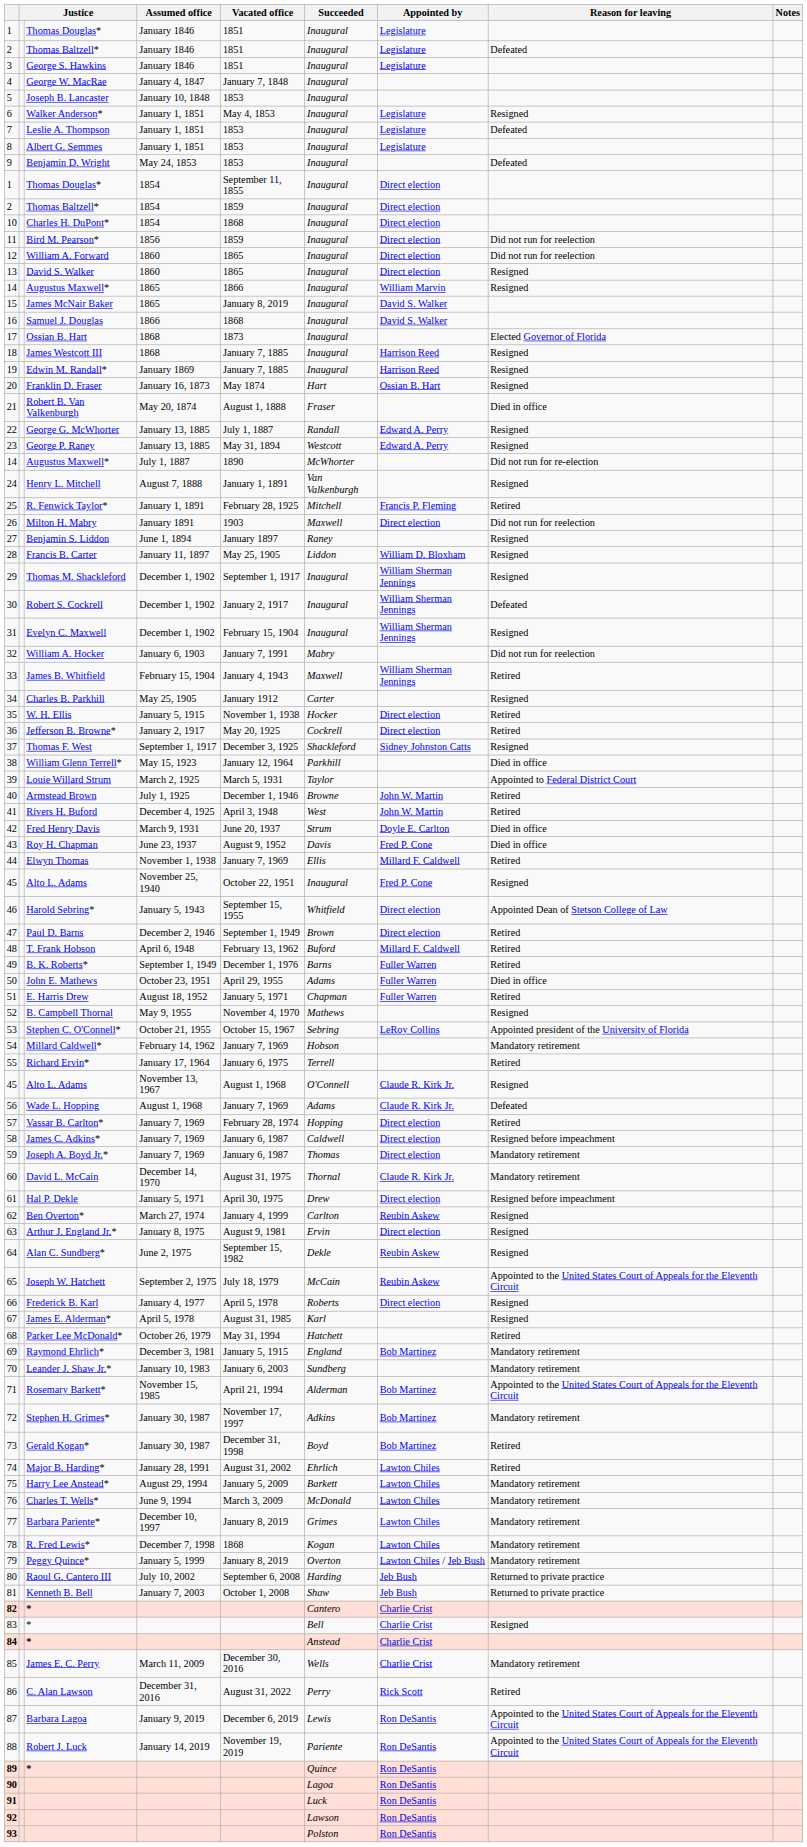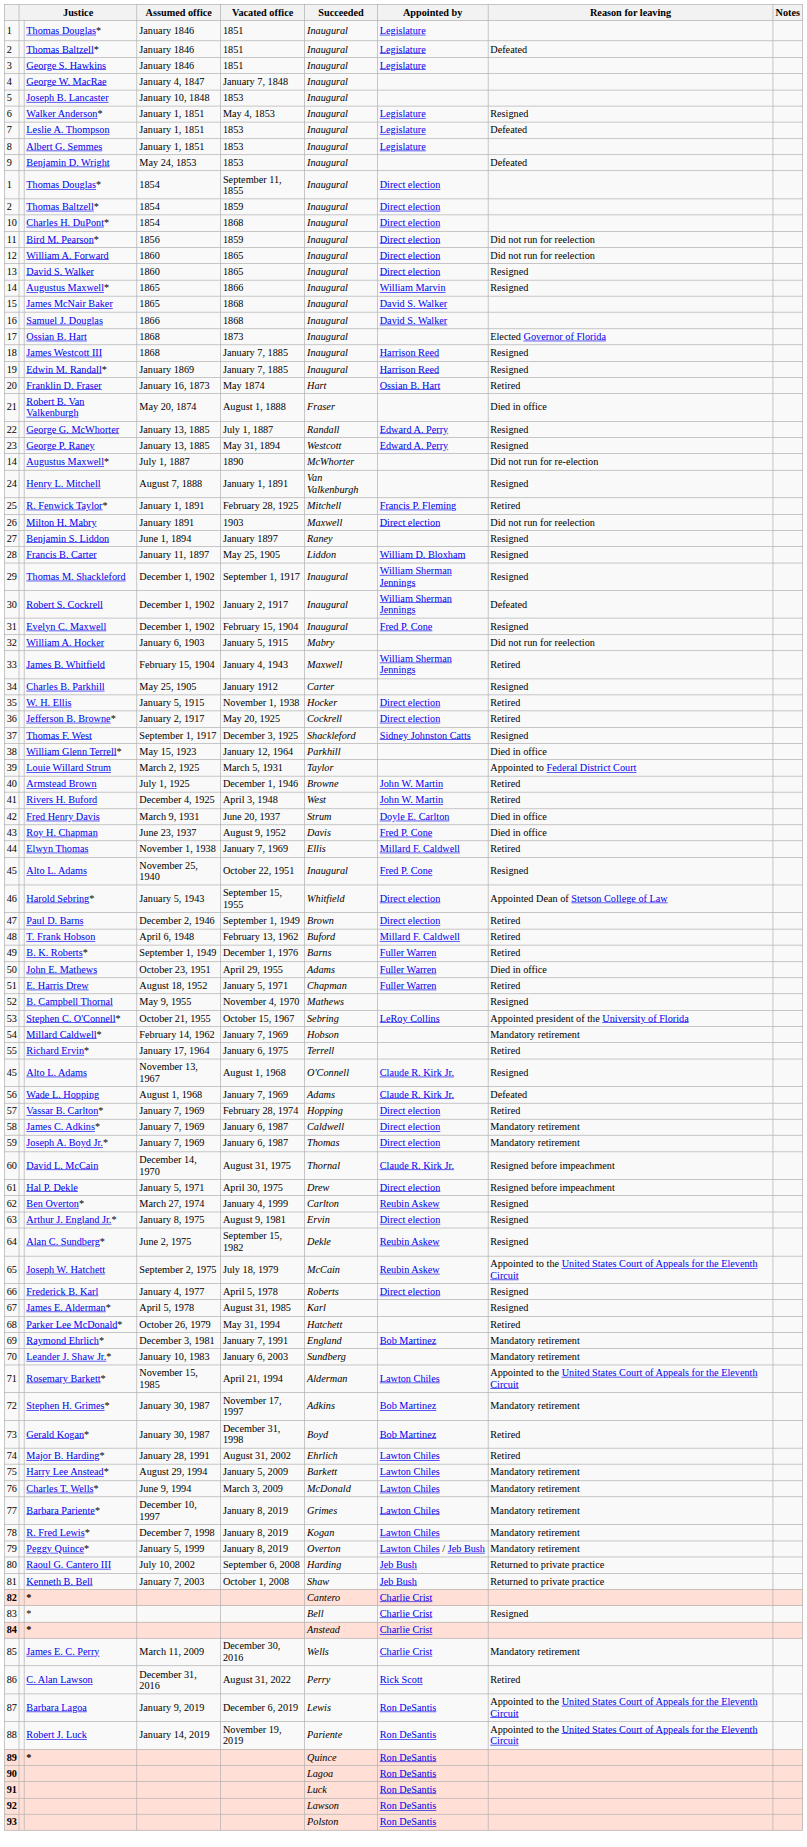(255, 304) January 8, 2019 -> (233, 304) 1868
(509, 385) Resigned -> (505, 385) Retired
(416, 632) William Sherman Jennings -> (406, 626) Fred P. Cone
(255, 654) January 7, 1991 -> (255, 642) January 5, 1915
(553, 1138) Resigned before impeachment -> (535, 1127) Mandatory retirement
(535, 1177) Mandatory retirement -> (553, 1165) Resigned before impeachment
(255, 1352) January 5, 1915 -> (255, 1340) January 7, 1991
(408, 1390) Bob Martinez -> (410, 1378) Lawton Chiles
(233, 1544) 1868 -> (255, 1532) January 8, 2019
